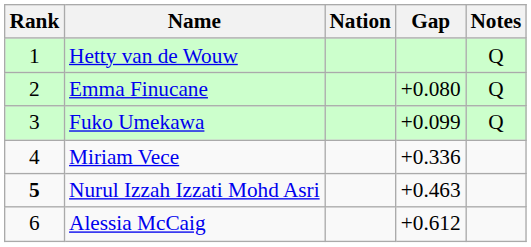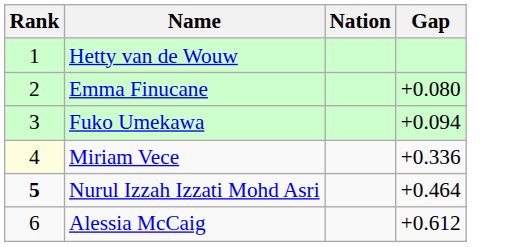- column: (496, 21)
(431, 122) +0.099 -> (431, 122) +0.094
(34, 156) no background -> (34, 156) lightyellow background
(431, 190) +0.463 -> (431, 190) +0.464
